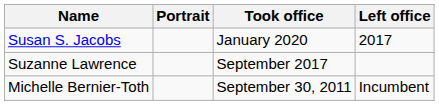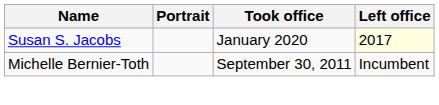(375, 40) no background -> (375, 40) lightyellow background
- row: (72, 64)
